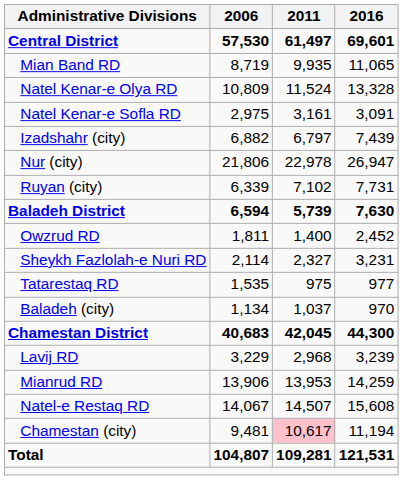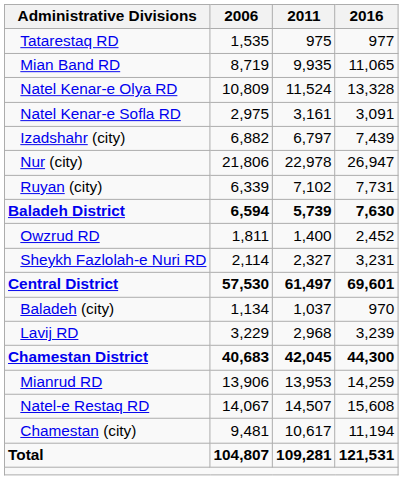rows swapped: (63, 41) <-> (69, 284)
rows swapped: (78, 333) <-> (49, 357)
(308, 430) pink background -> (308, 430) no background
